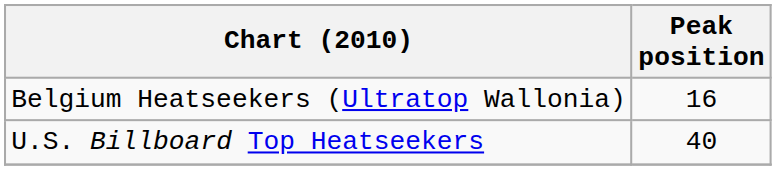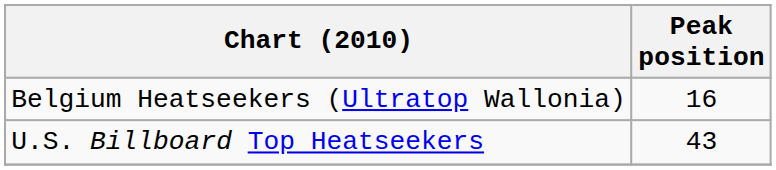(701, 142) 40 -> (701, 142) 43
